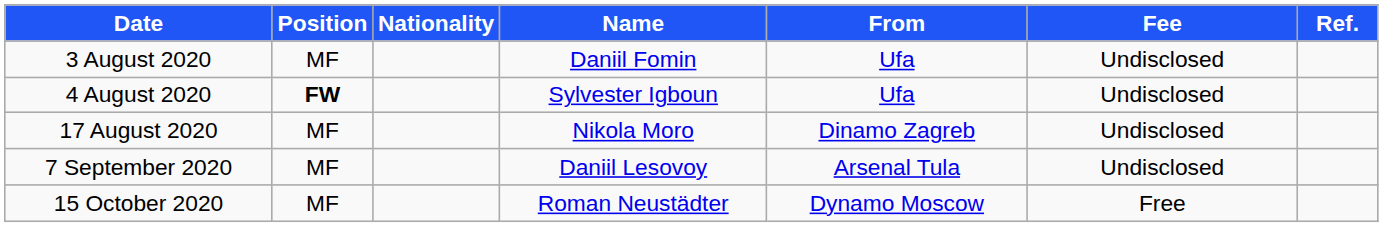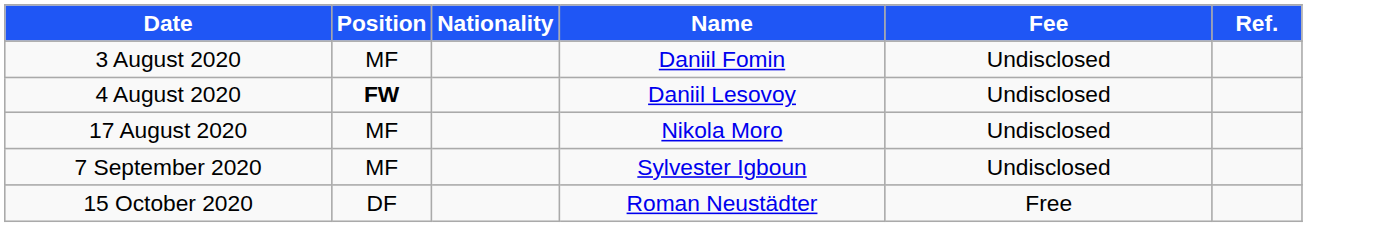- column: (897, 23)
(633, 95) Sylvester Igboun -> (722, 95) Daniil Lesovoy
(633, 167) Daniil Lesovoy -> (722, 167) Sylvester Igboun
(322, 203) MF -> (382, 203) DF
